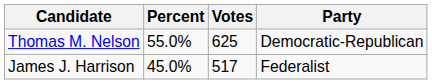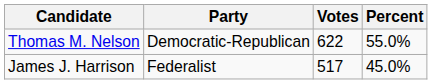columns swapped: (342, 16) <-> (176, 16)
(225, 41) 625 -> (330, 41) 622
